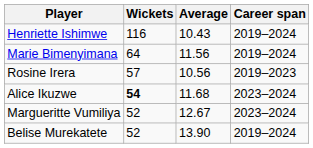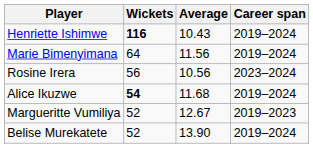(136, 34) normal -> (136, 34) bold
(133, 73) 57 -> (133, 73) 56
(265, 73) 2019–2023 -> (265, 73) 2023–2024
(265, 93) 2023–2024 -> (265, 93) 2019–2024
(265, 113) 2023–2024 -> (265, 113) 2019–2023
